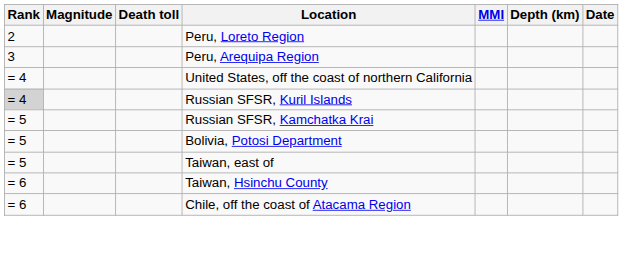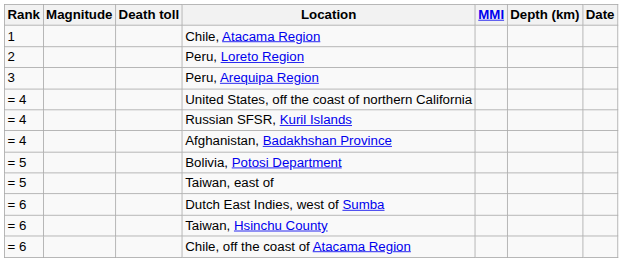+ row: (253, 36)
(17, 99) lightgrey background -> (17, 120) no background
+ row: (289, 141)
- row: (279, 120)
+ row: (285, 204)
